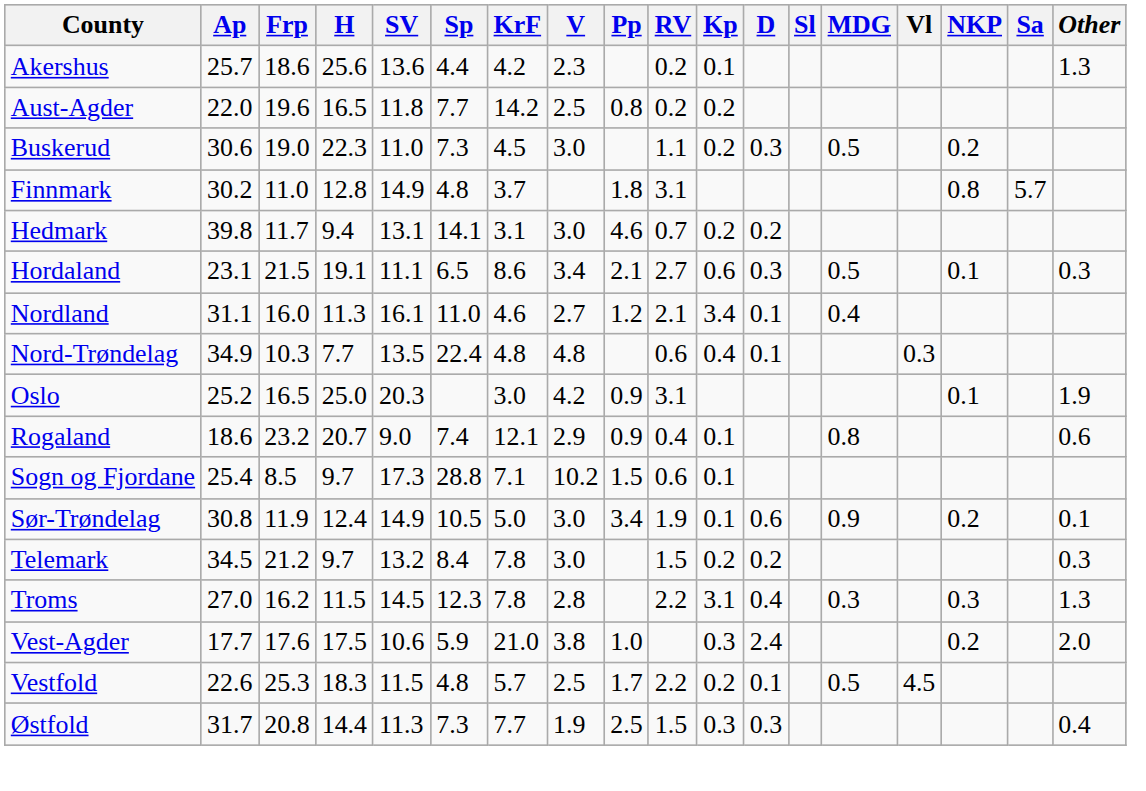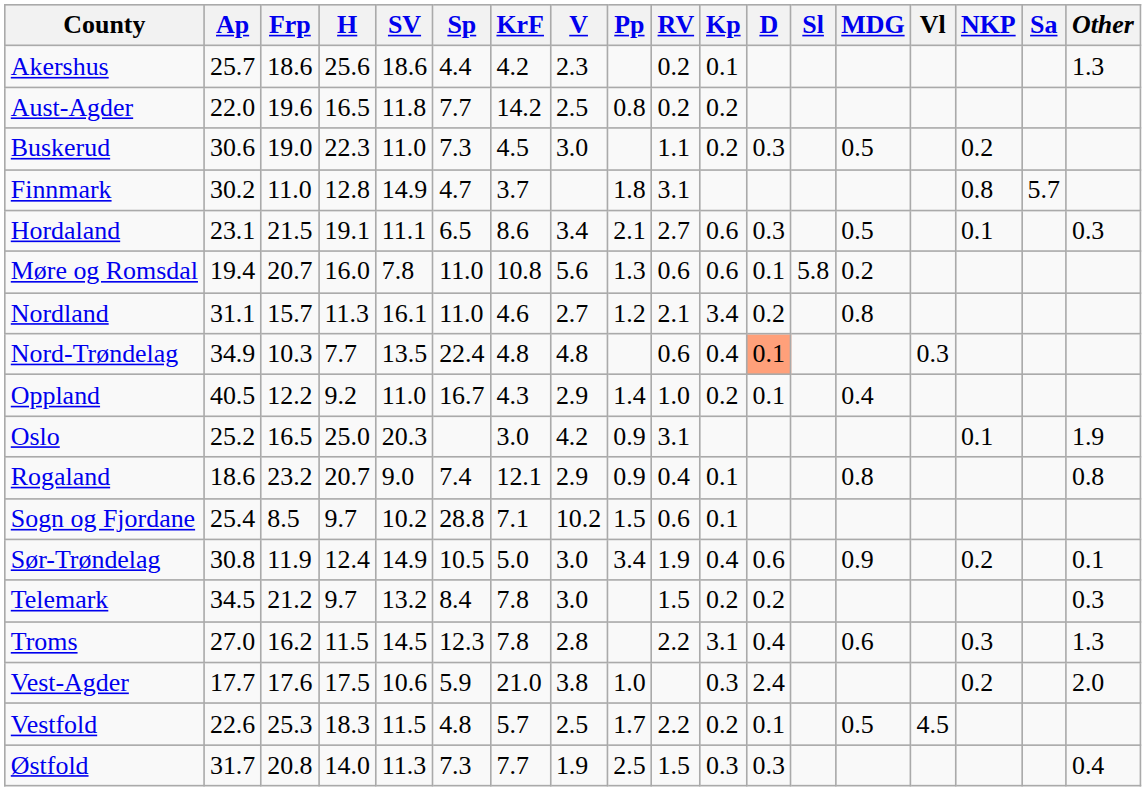(402, 66) 13.6 -> (405, 66) 18.6
(452, 189) 4.8 -> (455, 189) 4.7
- row: (59, 230)
+ row: (104, 271)
(287, 312) 16.0 -> (290, 312) 15.7
(766, 312) 0.1 -> (769, 312) 0.2
(844, 312) 0.4 -> (857, 312) 0.8
(766, 353) no background -> (769, 353) lightsalmon background
+ row: (55, 395)
(1074, 436) 0.6 -> (1088, 477) 0.8
(402, 477) 17.3 -> (405, 518) 10.2
(719, 518) 0.1 -> (722, 559) 0.4
(844, 600) 0.3 -> (857, 641) 0.6
(344, 723) 14.4 -> (347, 764) 14.0
